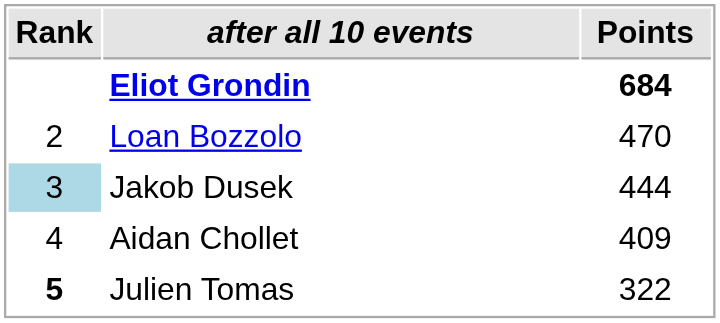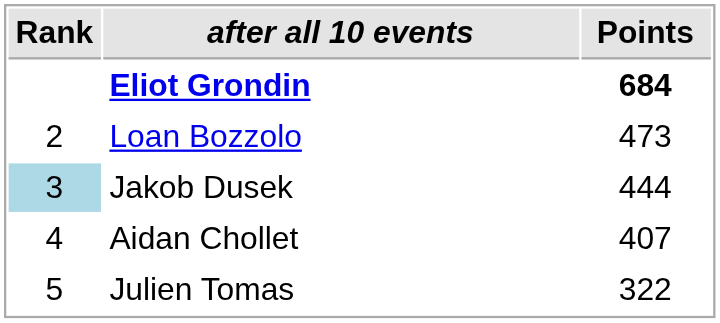(645, 137) 470 -> (645, 137) 473
(645, 238) 409 -> (645, 238) 407
(54, 289) bold -> (54, 289) normal
